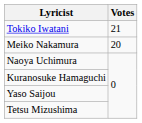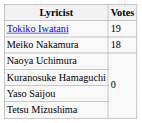(116, 28) 21 -> (116, 28) 19
(116, 45) 20 -> (116, 45) 18
